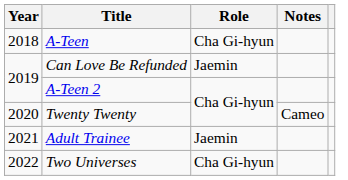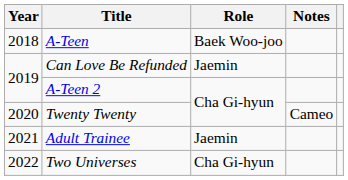(234, 41) Cha Gi-hyun -> (238, 41) Baek Woo-joo
